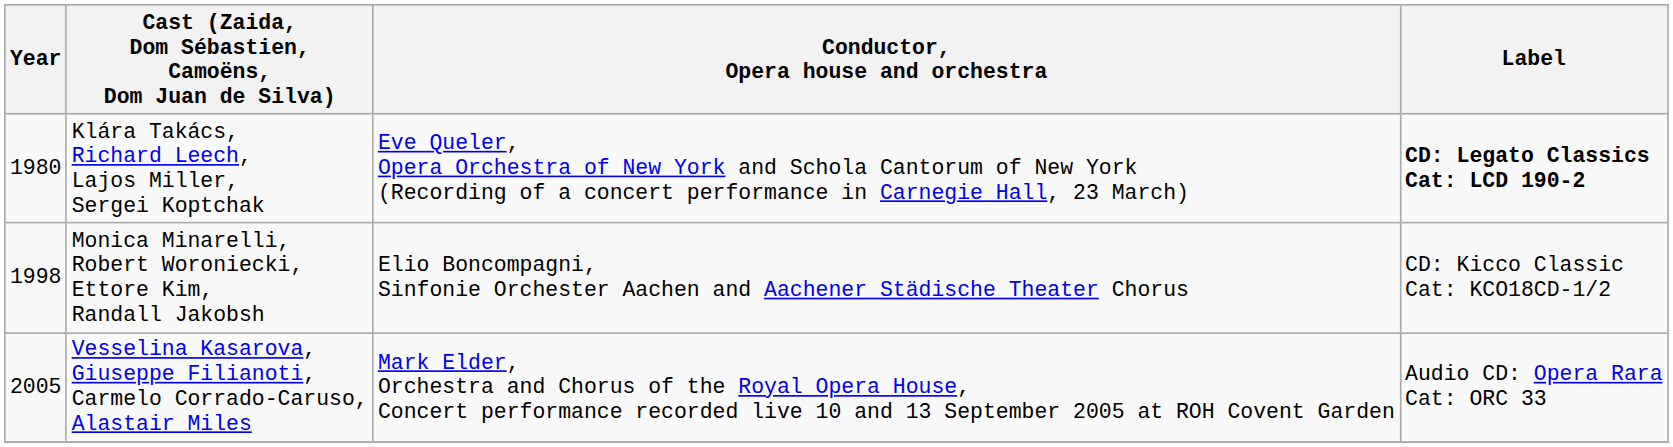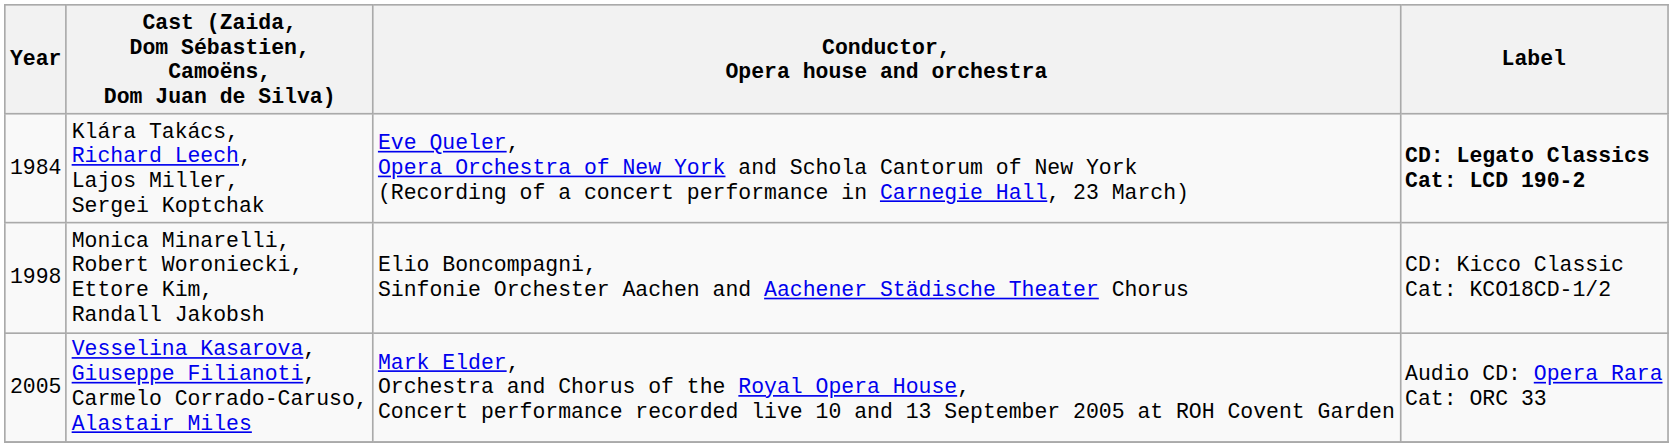(36, 169) 1980 -> (36, 169) 1984
